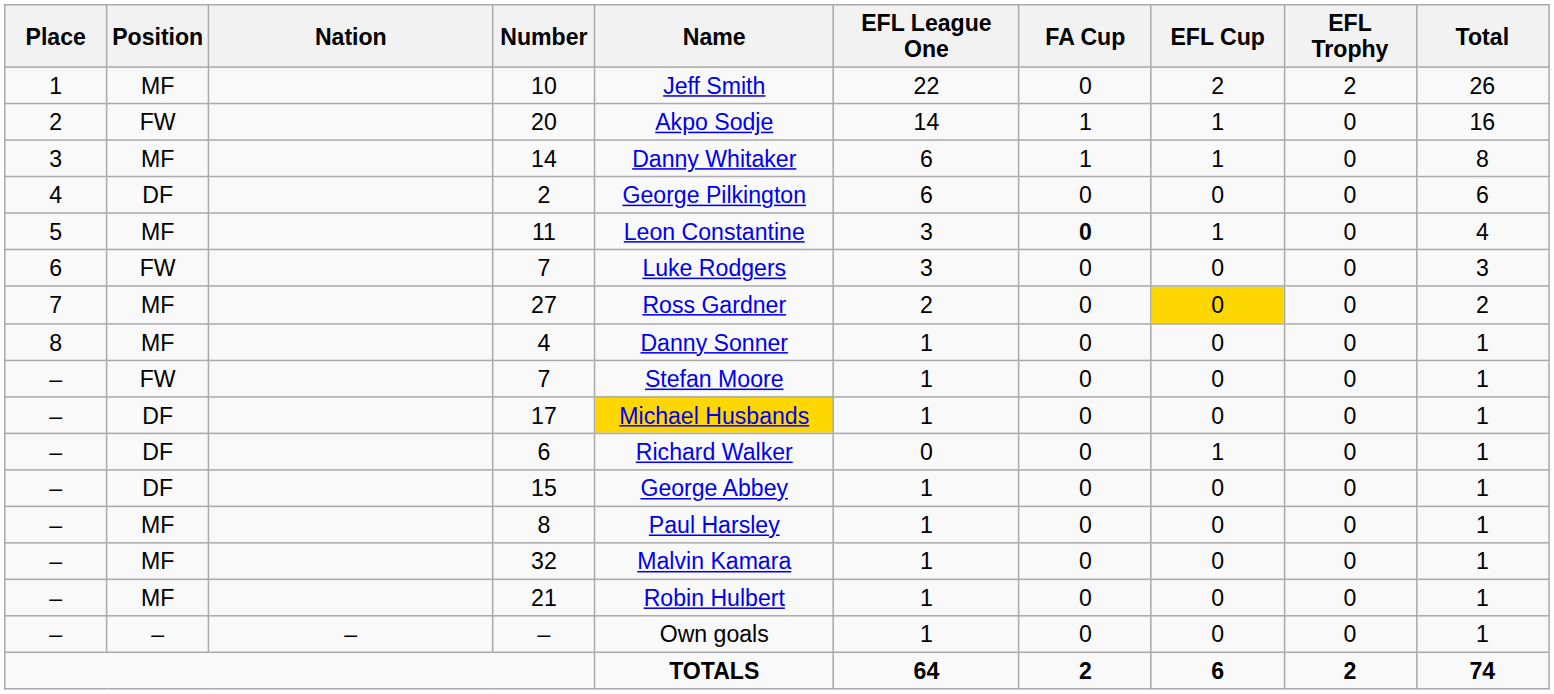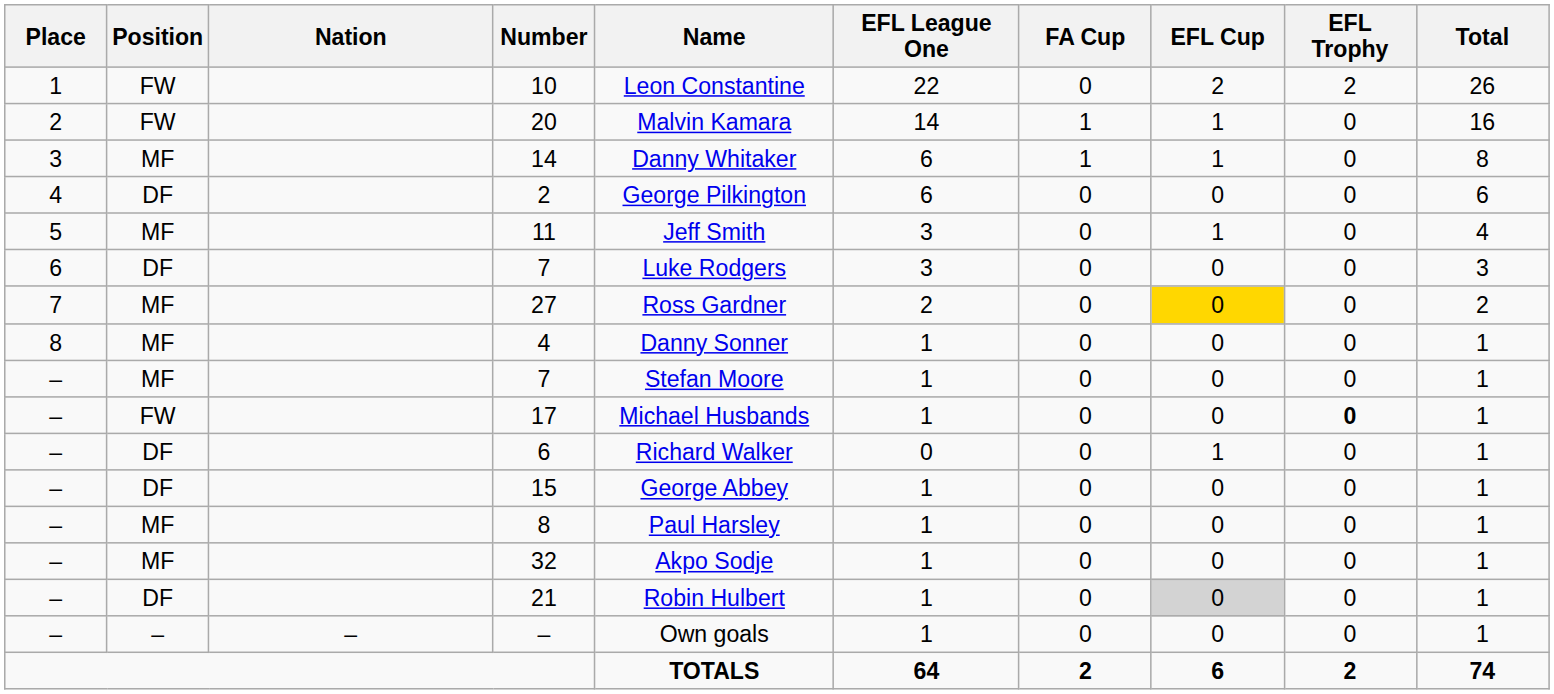(158, 86) MF -> (158, 86) FW
(714, 86) Jeff Smith -> (714, 86) Leon Constantine
(714, 122) Akpo Sodje -> (714, 122) Malvin Kamara
(714, 232) Leon Constantine -> (714, 232) Jeff Smith
(1085, 232) bold -> (1085, 232) normal
(158, 269) FW -> (158, 269) DF
(158, 378) FW -> (158, 378) MF
(158, 415) DF -> (158, 415) FW
(714, 415) gold background -> (714, 415) no background
(1350, 415) normal -> (1350, 415) bold
(714, 561) Malvin Kamara -> (714, 561) Akpo Sodje
(158, 598) MF -> (158, 598) DF
(1218, 598) no background -> (1218, 598) lightgrey background
